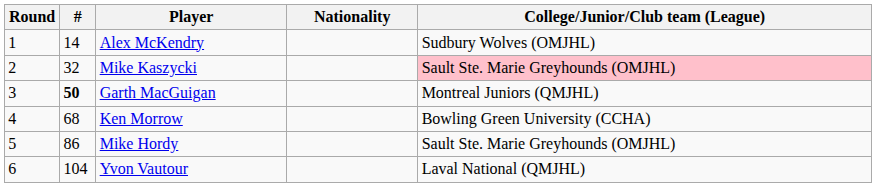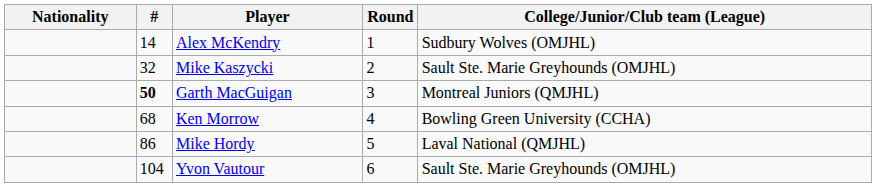columns swapped: (32, 17) <-> (352, 17)
(549, 67) pink background -> (549, 67) no background
(549, 144) Sault Ste. Marie Greyhounds (OMJHL) -> (503, 144) Laval National (QMJHL)
(503, 169) Laval National (QMJHL) -> (549, 169) Sault Ste. Marie Greyhounds (OMJHL)
